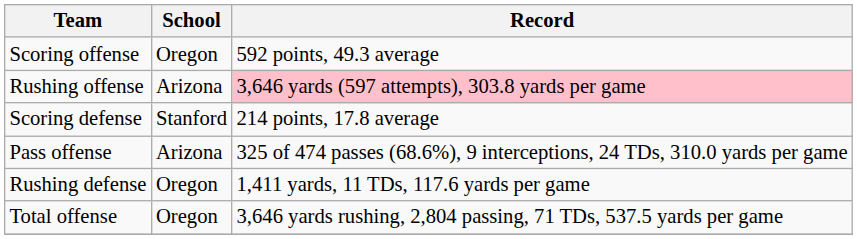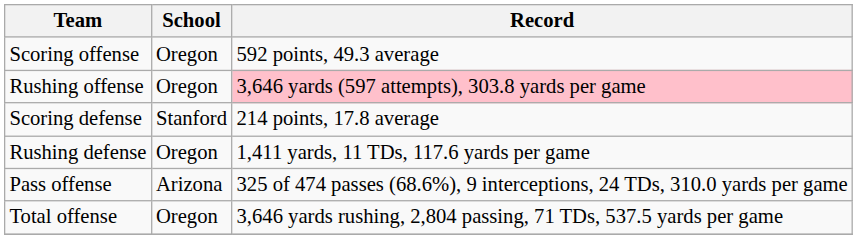(189, 86) Arizona -> (187, 86) Oregon
rows swapped: (78, 184) <-> (61, 151)
